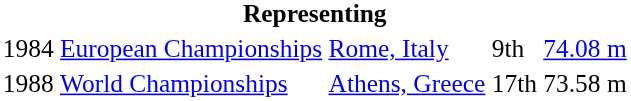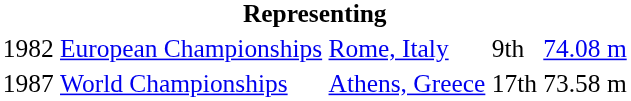(28, 48) 1984 -> (28, 48) 1982
(28, 83) 1988 -> (28, 83) 1987
